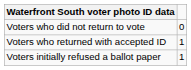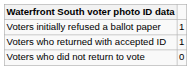rows swapped: (84, 57) <-> (76, 27)
